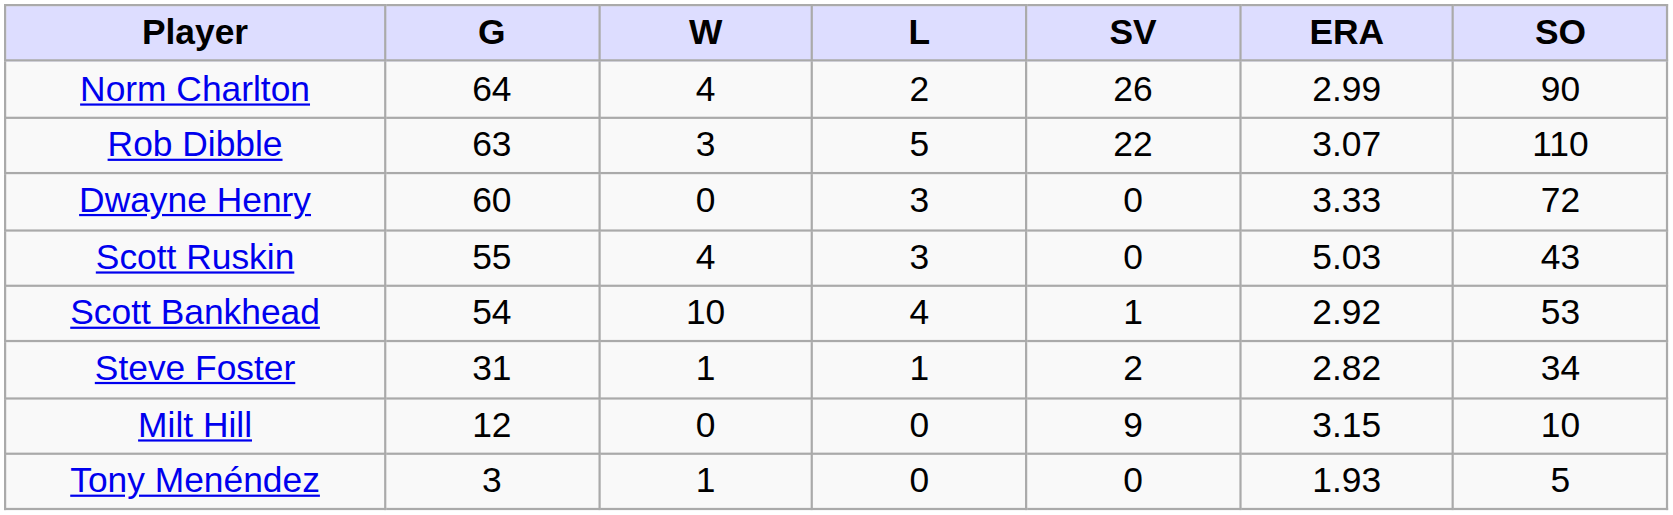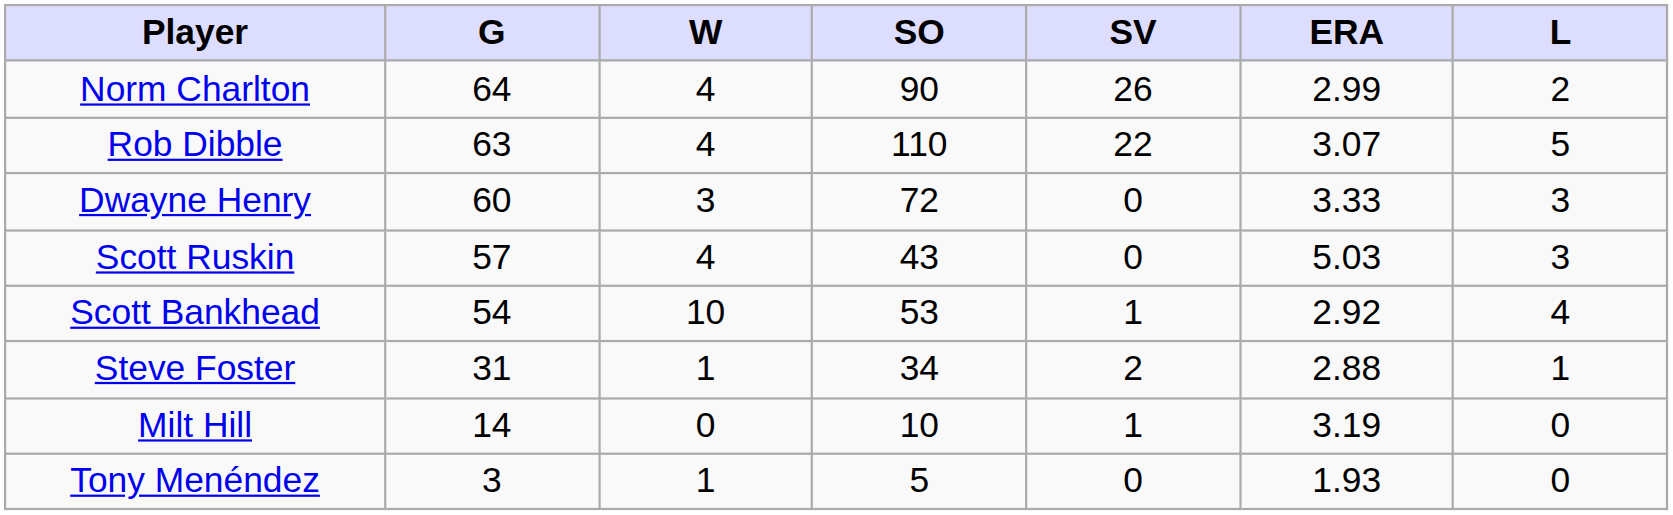columns swapped: (919, 32) <-> (1560, 32)
(706, 144) 3 -> (706, 144) 4
(706, 200) 0 -> (706, 200) 3
(492, 256) 55 -> (492, 256) 57
(1347, 369) 2.82 -> (1347, 369) 2.88
(492, 425) 12 -> (492, 425) 14
(1133, 425) 9 -> (1133, 425) 1
(1347, 425) 3.15 -> (1347, 425) 3.19
